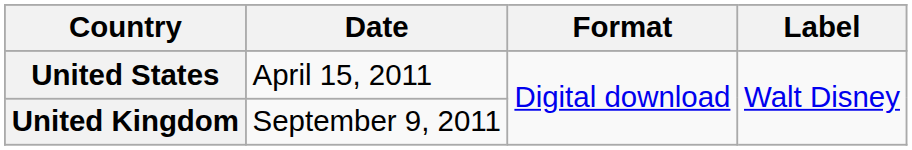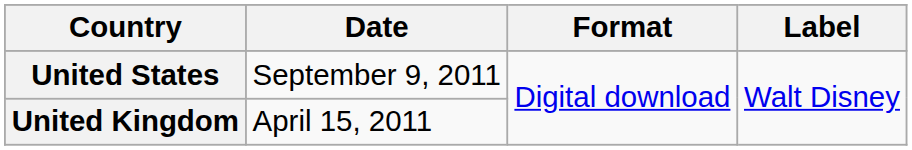(342, 74) April 15, 2011 -> (377, 74) September 9, 2011
(377, 121) September 9, 2011 -> (342, 121) April 15, 2011
